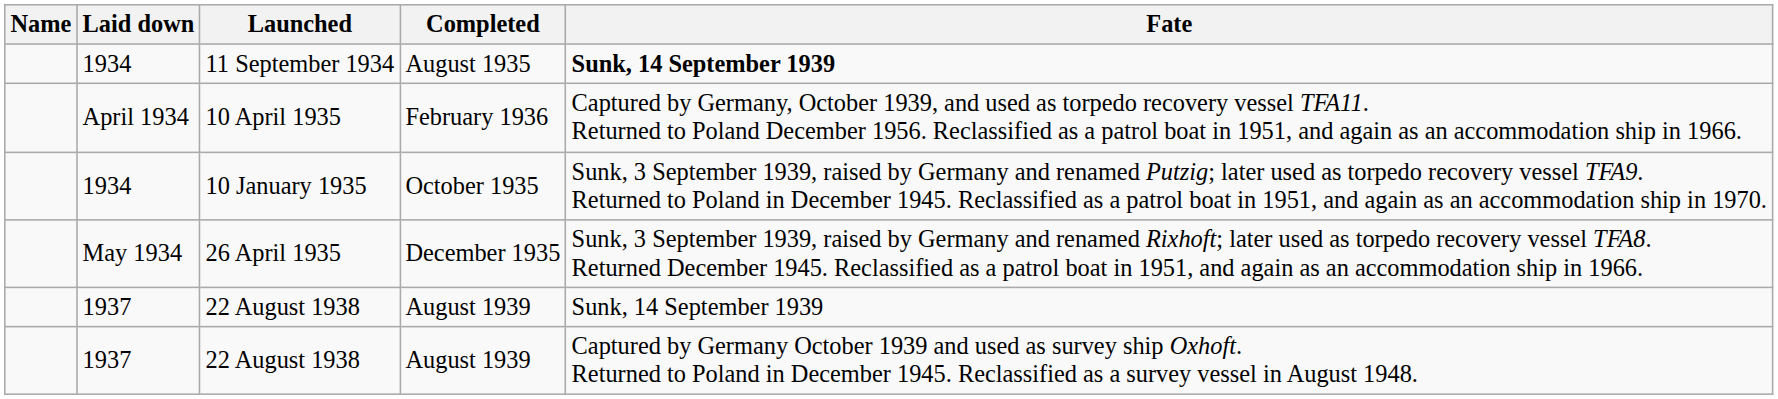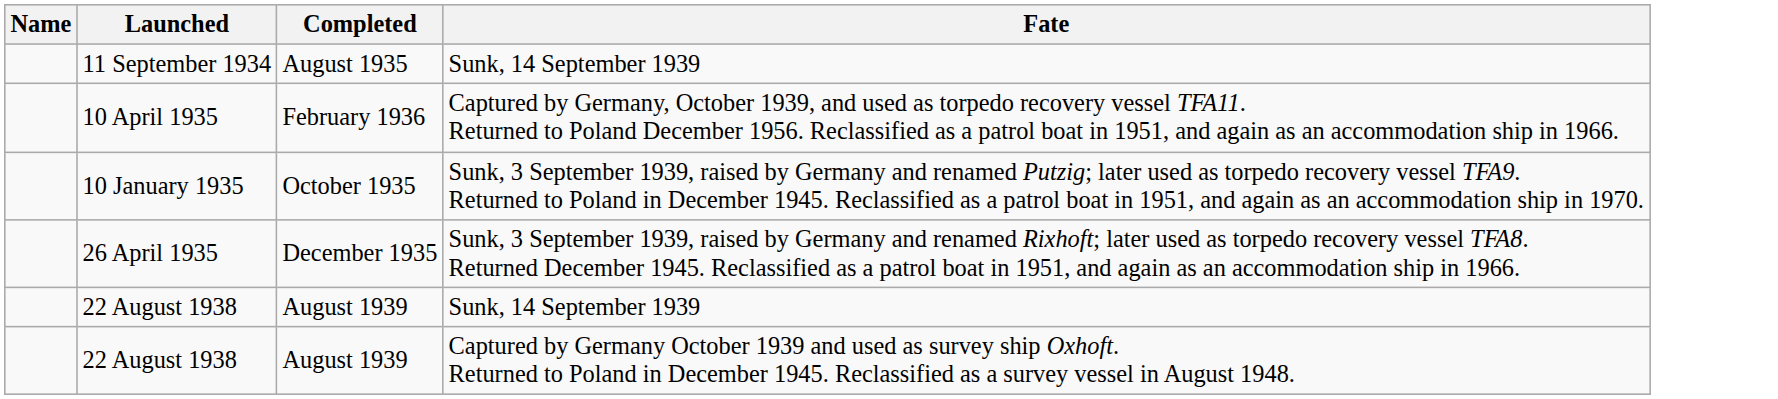- column: (138, 23)
(703, 63) bold -> (574, 63) normal
